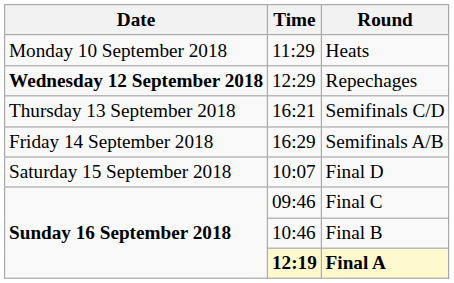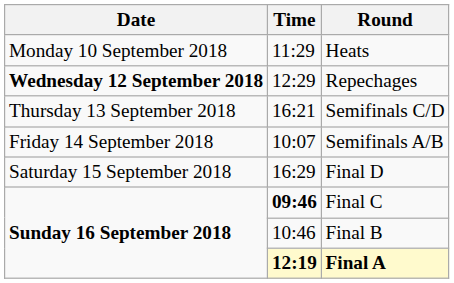(294, 141) 16:29 -> (294, 141) 10:07
(294, 171) 10:07 -> (294, 171) 16:29
(294, 202) normal -> (294, 202) bold
